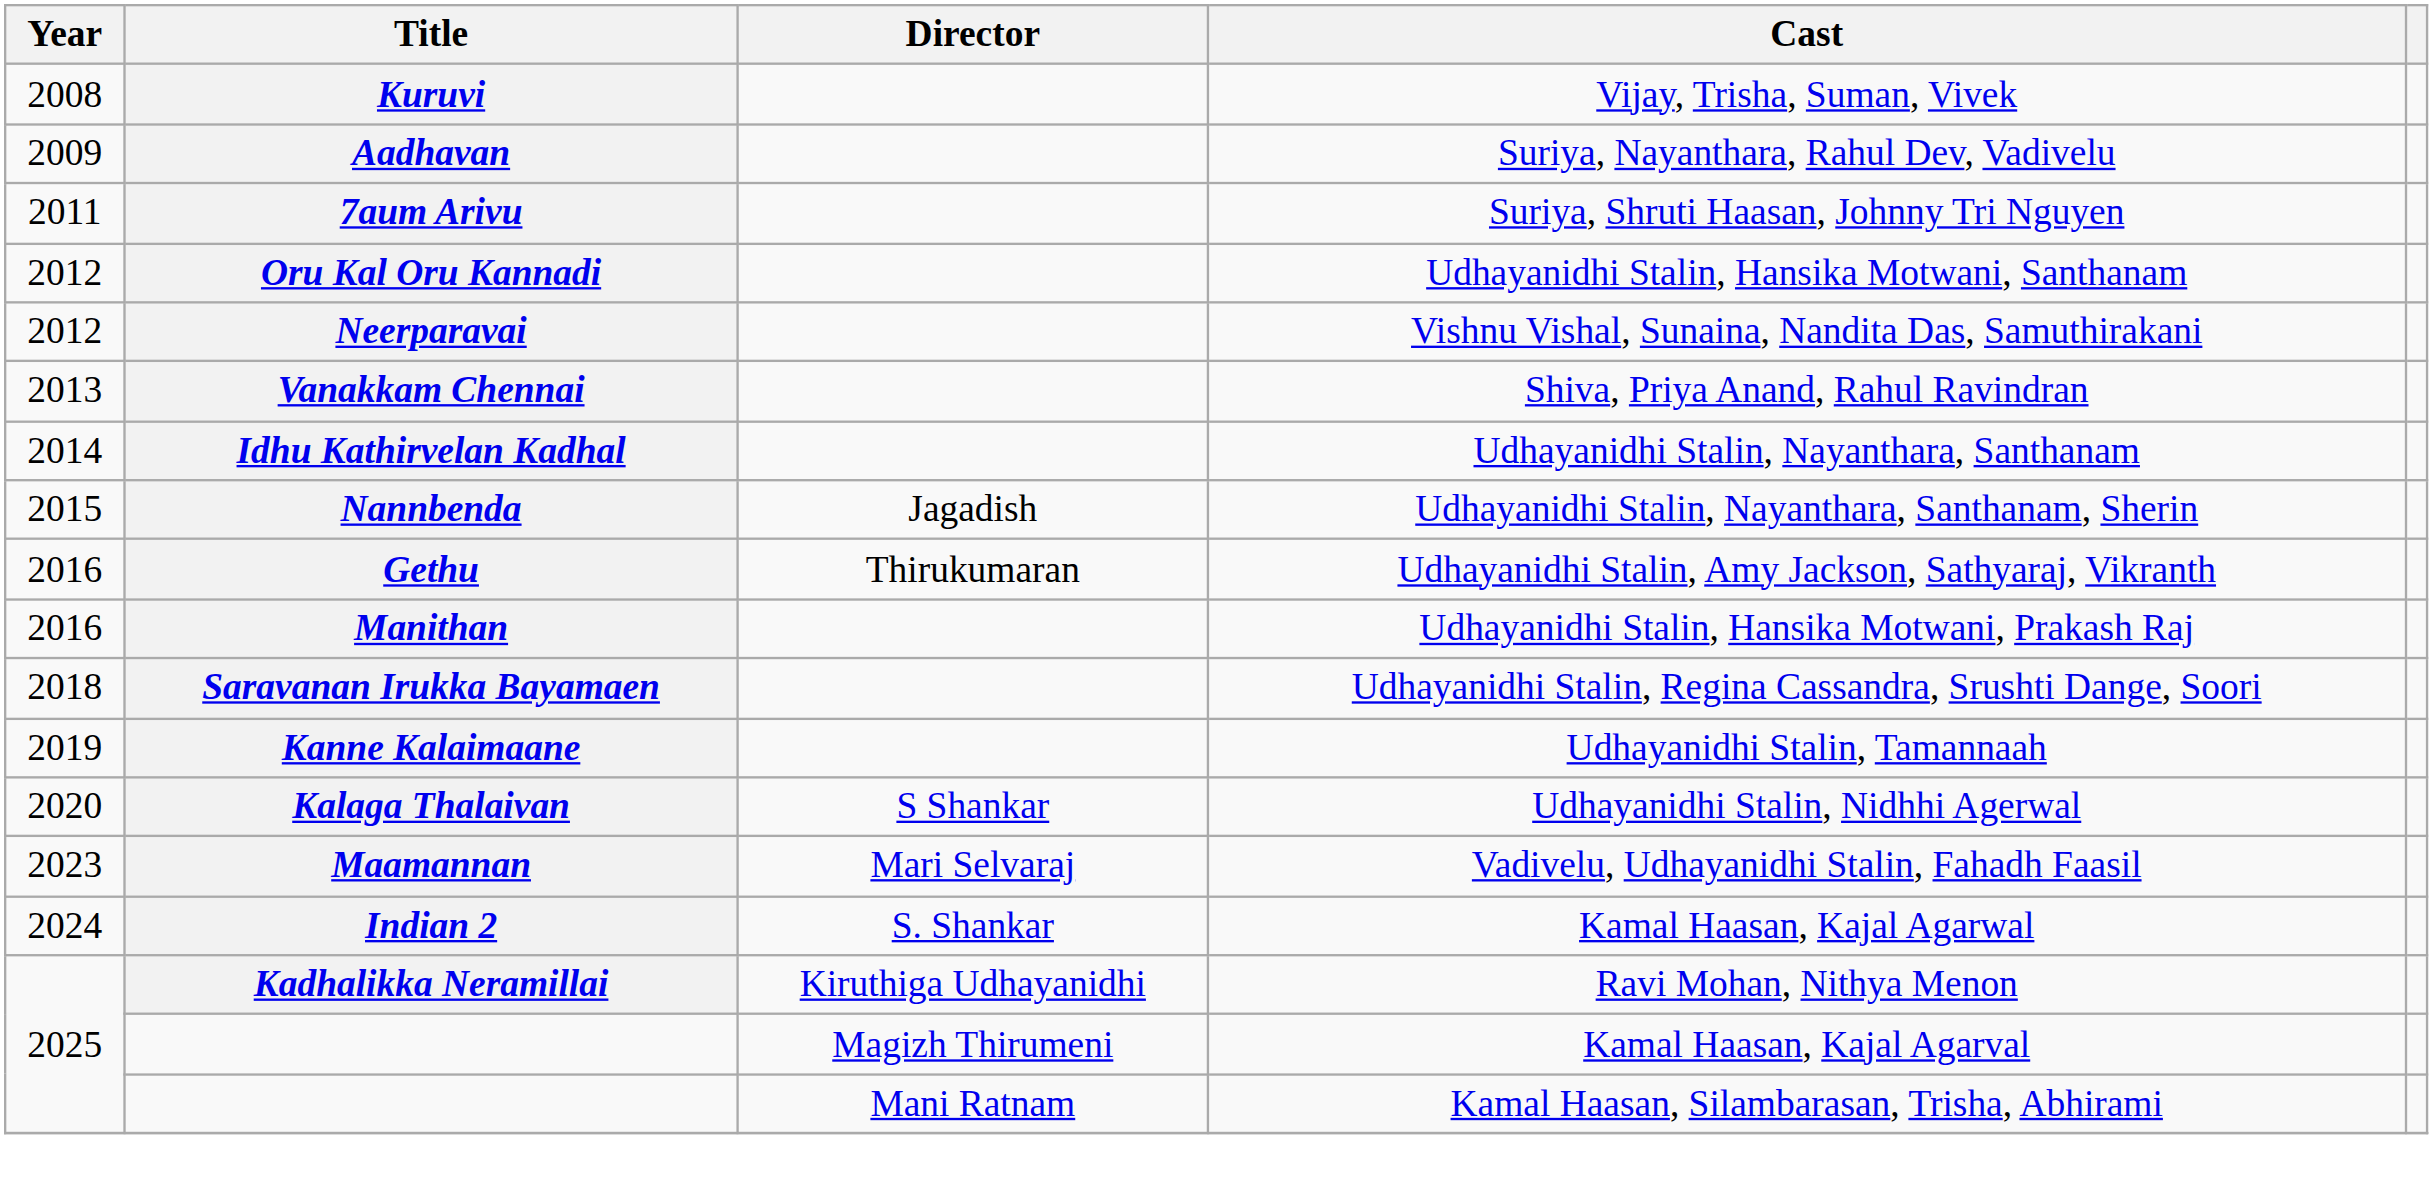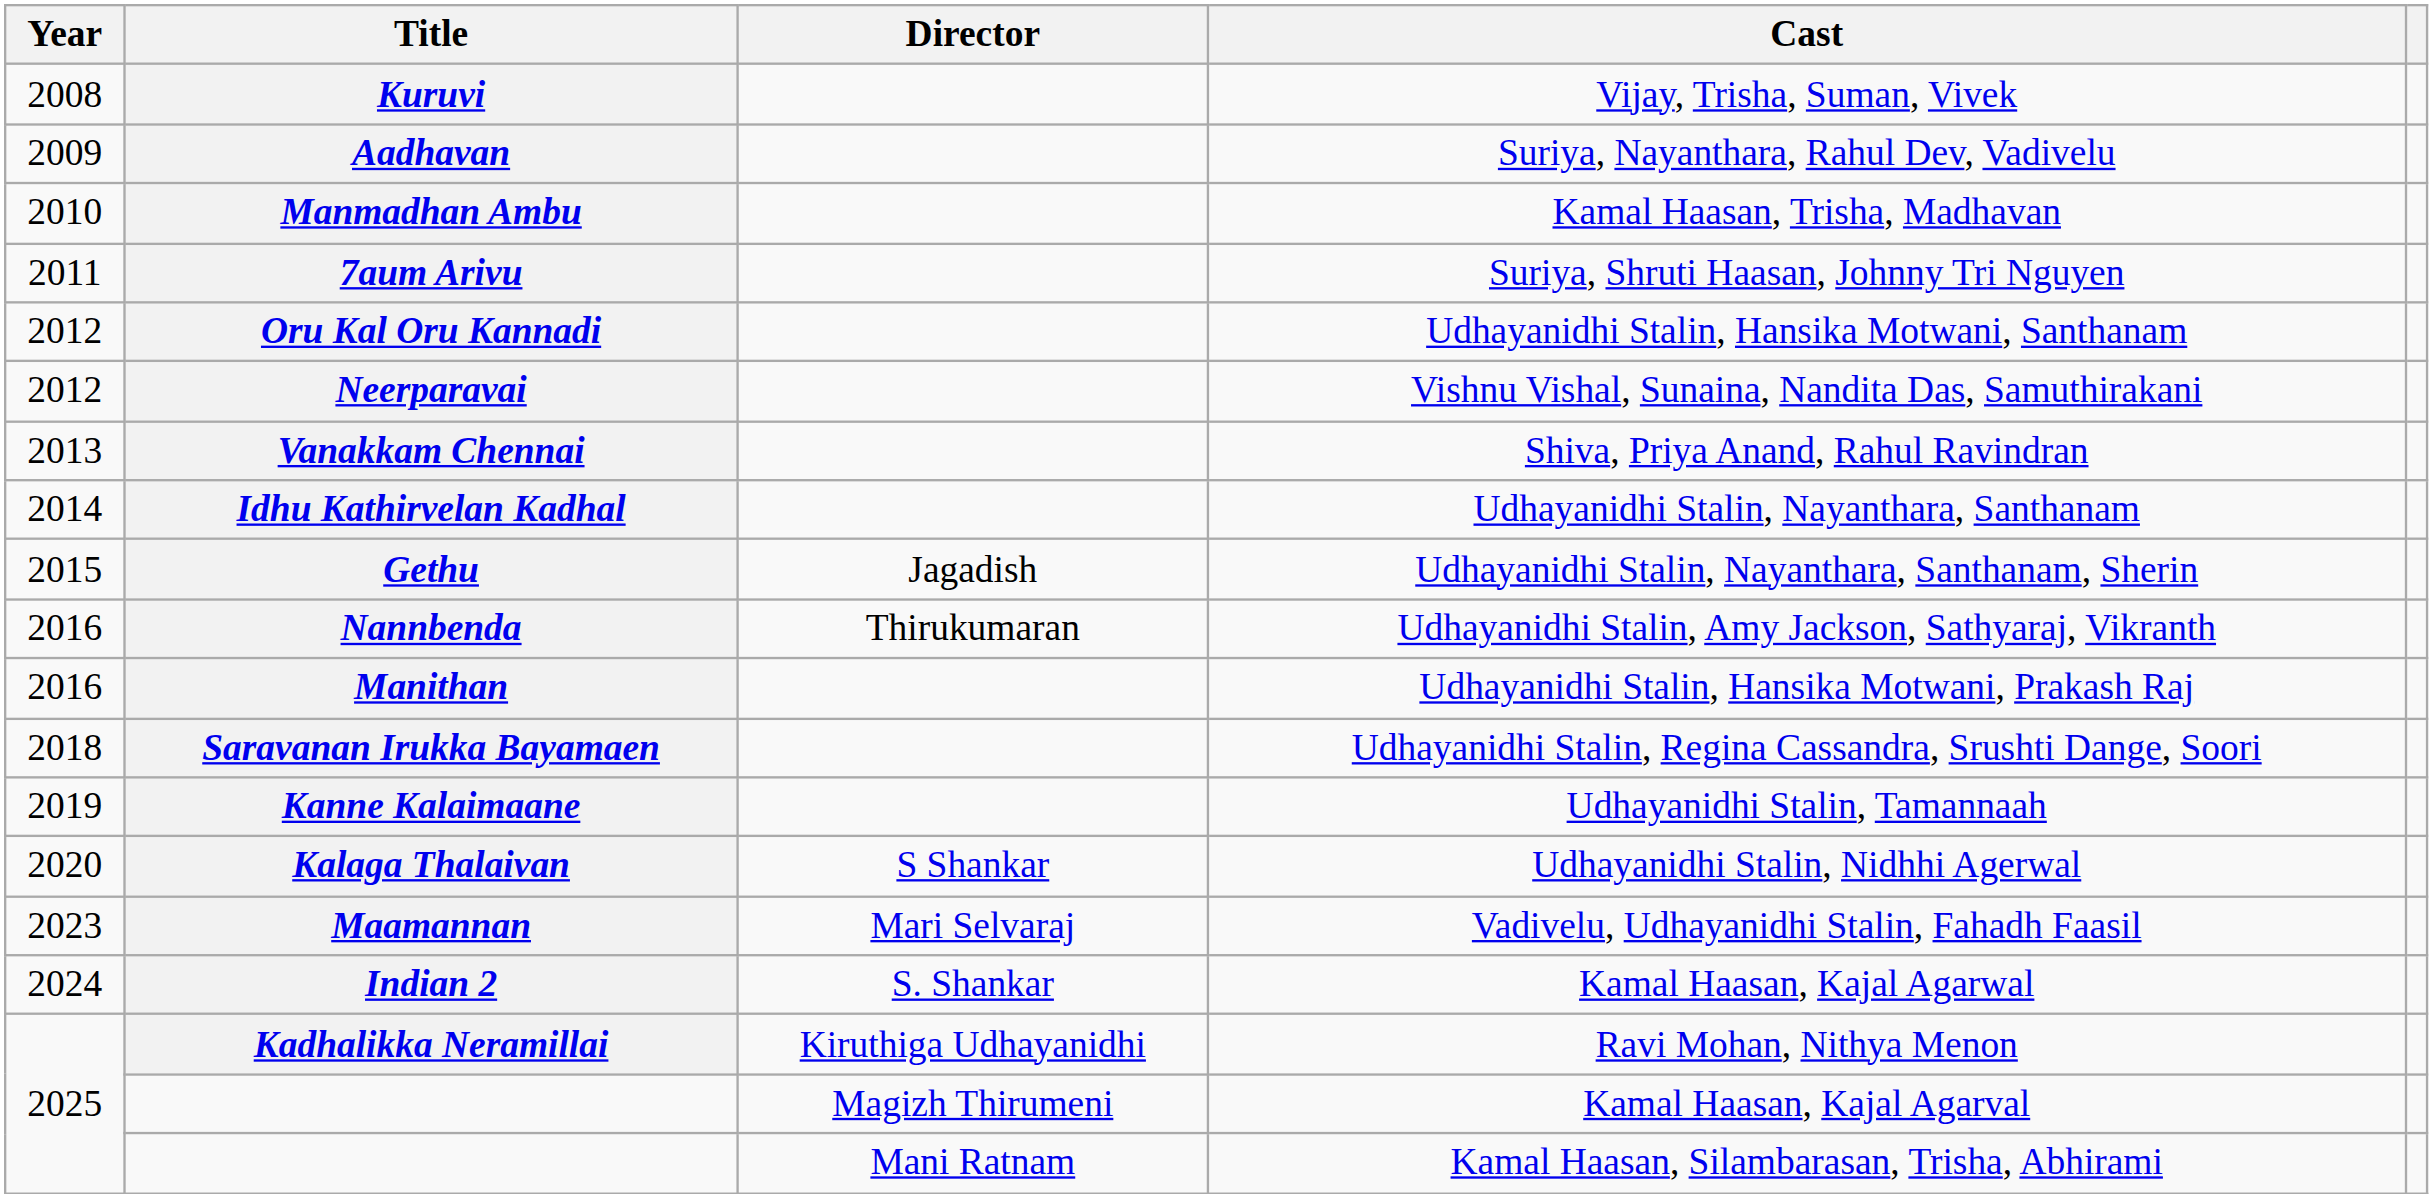+ row: (1807, 212)
(431, 509) Nannbenda -> (431, 568) Gethu
(431, 568) Gethu -> (431, 627) Nannbenda
